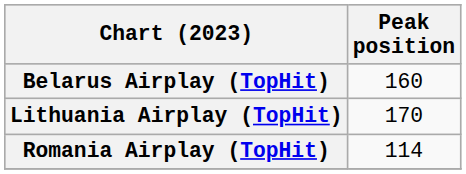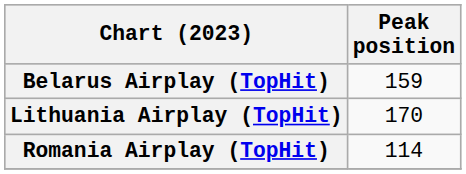(404, 82) 160 -> (404, 82) 159
